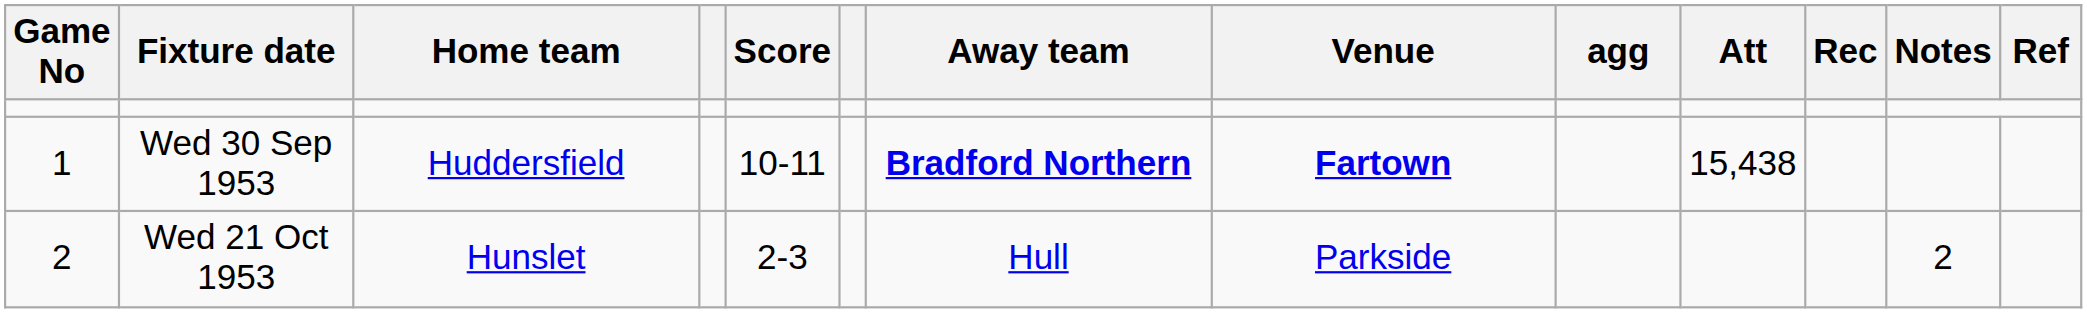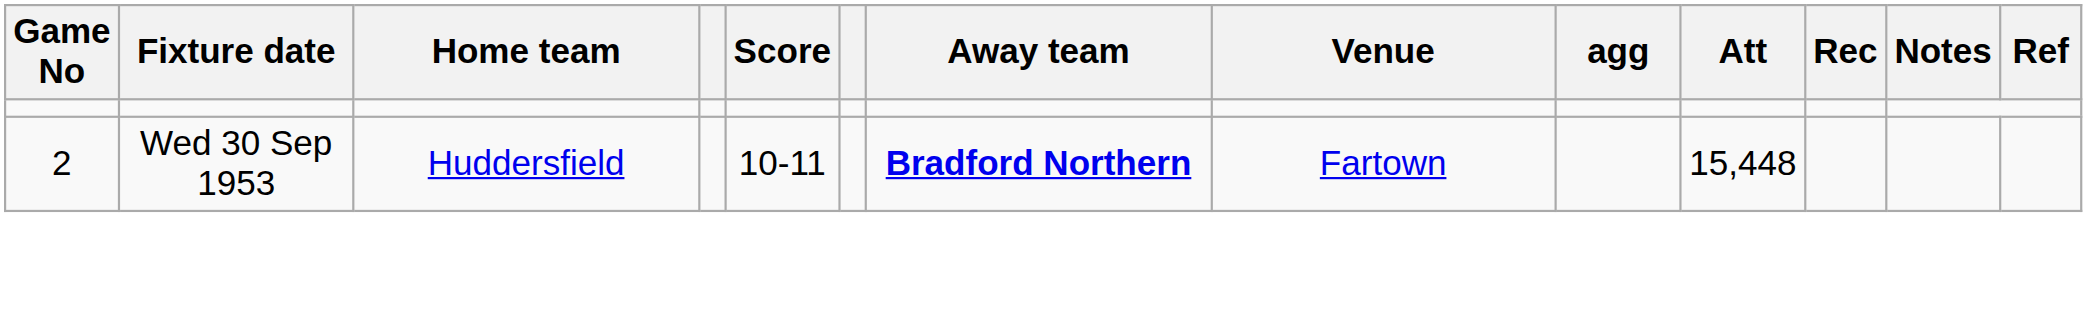(62, 163) 1 -> (62, 163) 2
(1383, 163) bold -> (1383, 163) normal
(1743, 163) 15,438 -> (1743, 163) 15,448
- row: (236, 258)
